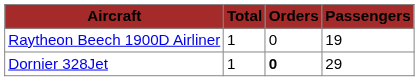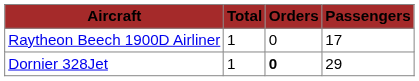(334, 40) 19 -> (334, 40) 17
